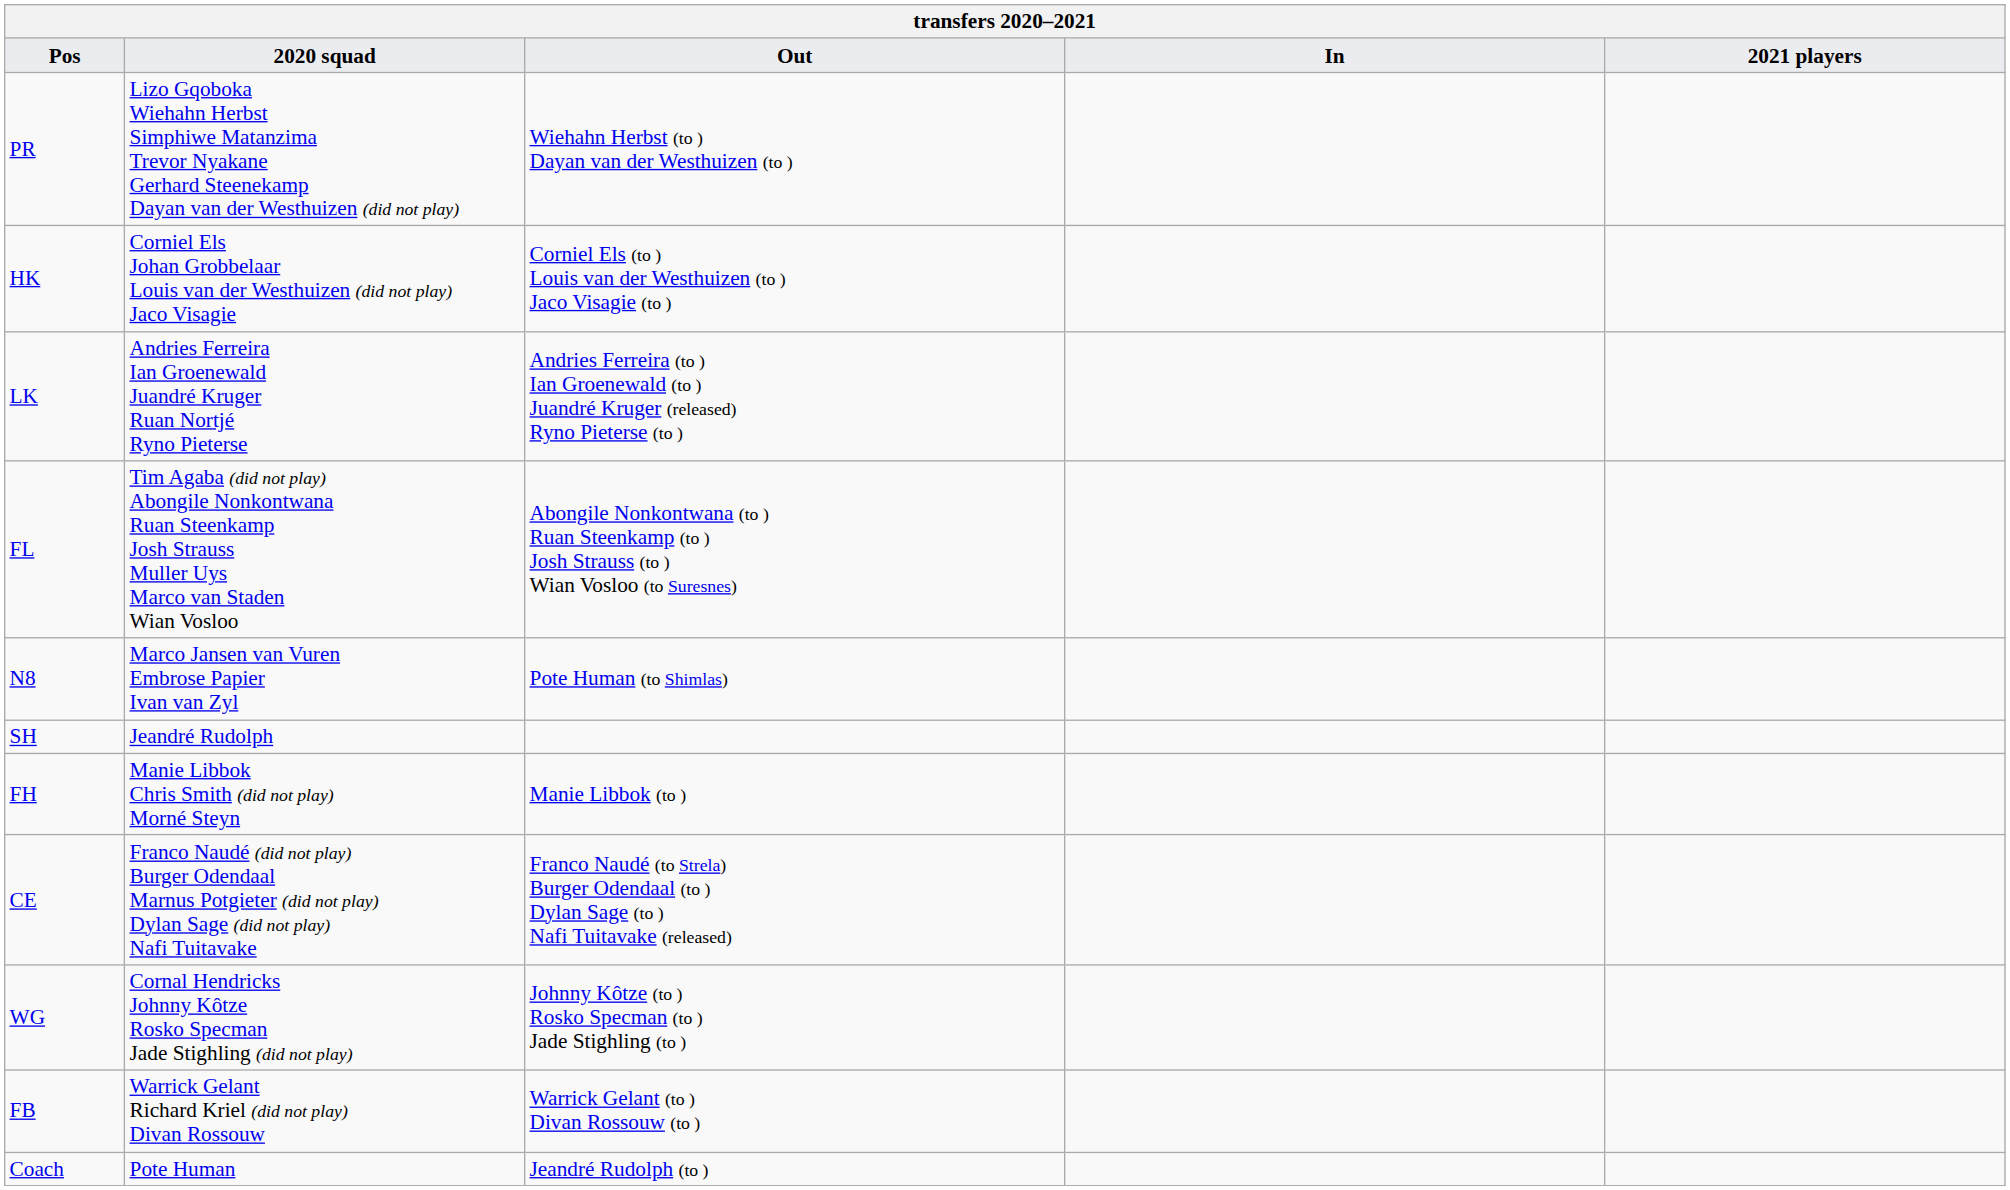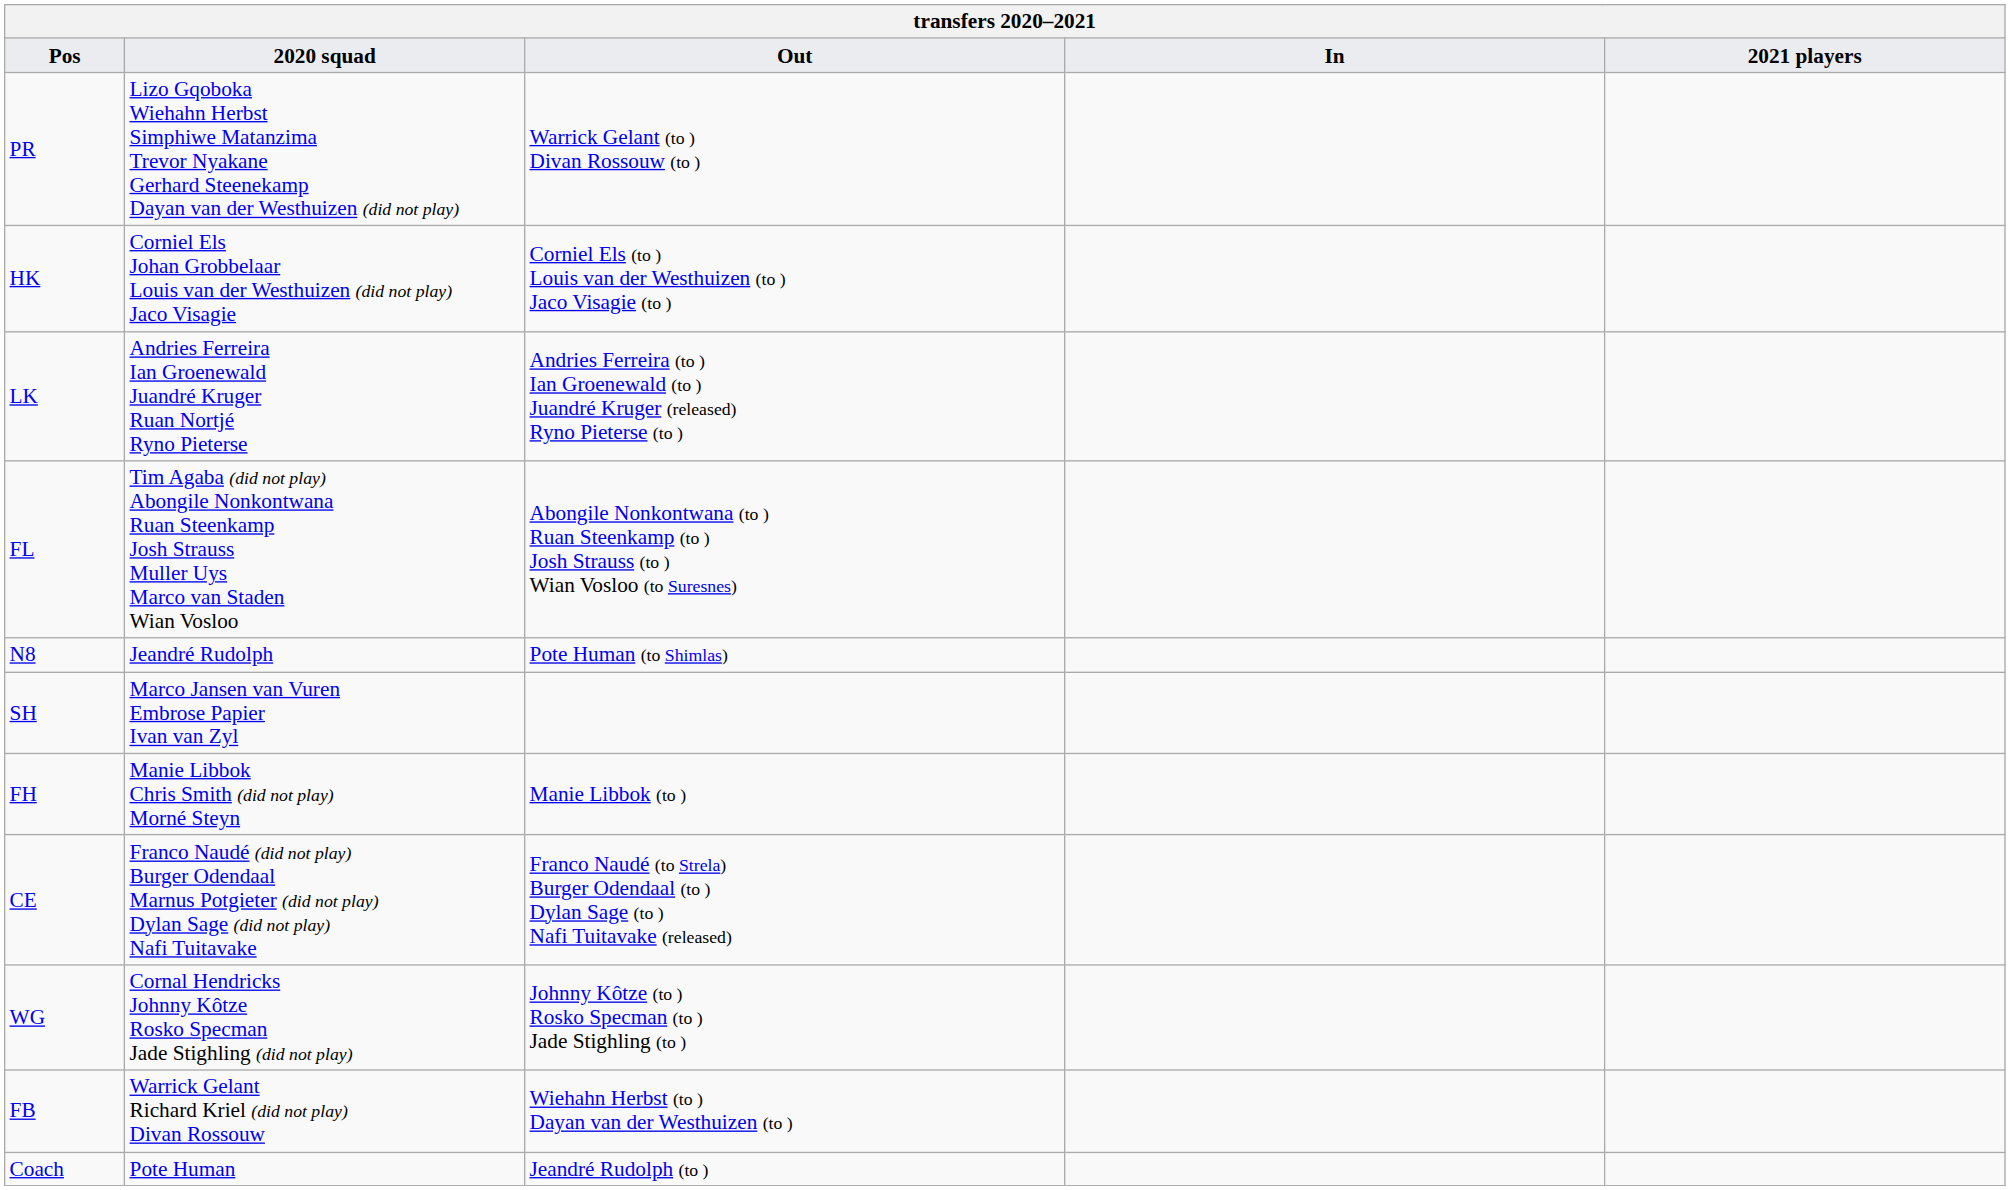(661, 148) Wiehahn Herbst (to ) Dayan van der Westhuizen (to ) -> (615, 148) Warrick Gelant (to ) Divan Rossouw (to )
(235, 678) Marco Jansen van Vuren Embrose Papier Ivan van Zyl -> (201, 654) Jeandré Rudolph
(201, 736) Jeandré Rudolph -> (235, 712) Marco Jansen van Vuren Embrose Papier Ivan van Zyl
(615, 1110) Warrick Gelant (to ) Divan Rossouw (to ) -> (661, 1110) Wiehahn Herbst (to ) Dayan van der Westhuizen (to )
